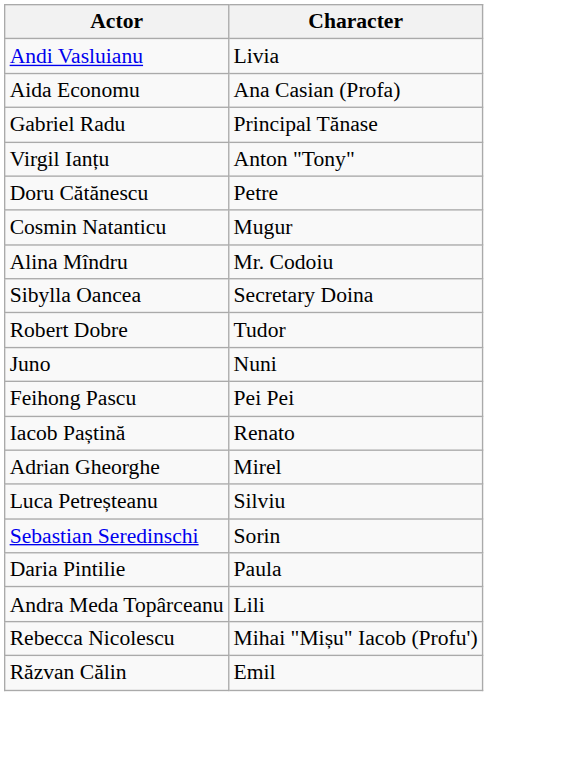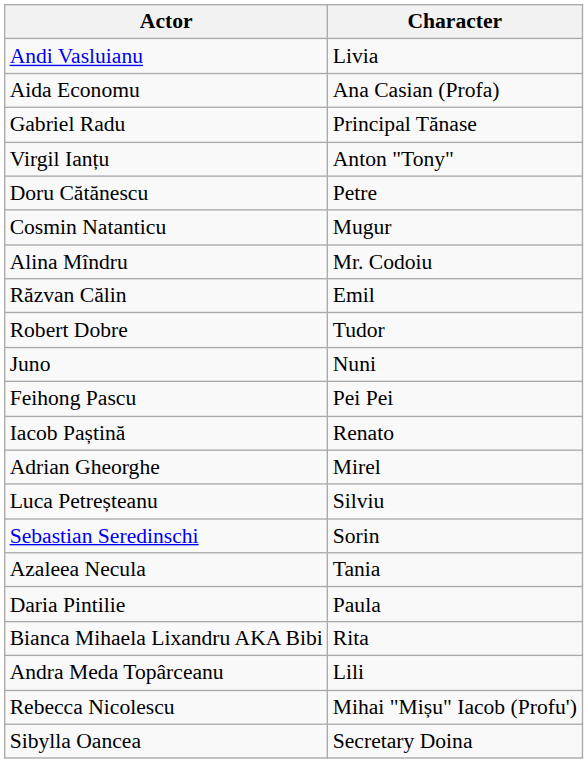rows swapped: (68, 672) <-> (75, 295)
+ row: (78, 569)
+ row: (166, 638)
